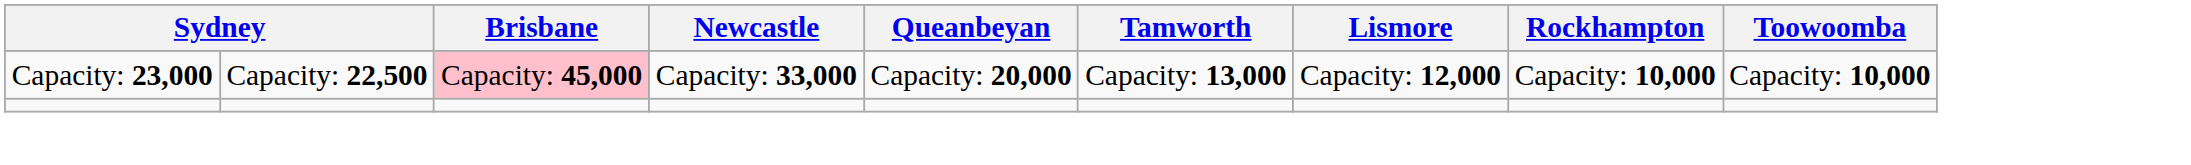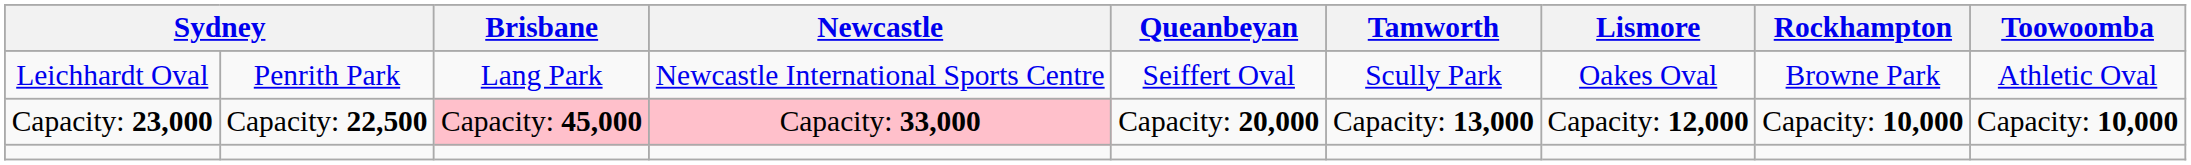+ row: (112, 74)
(756, 74) no background -> (880, 121) pink background
